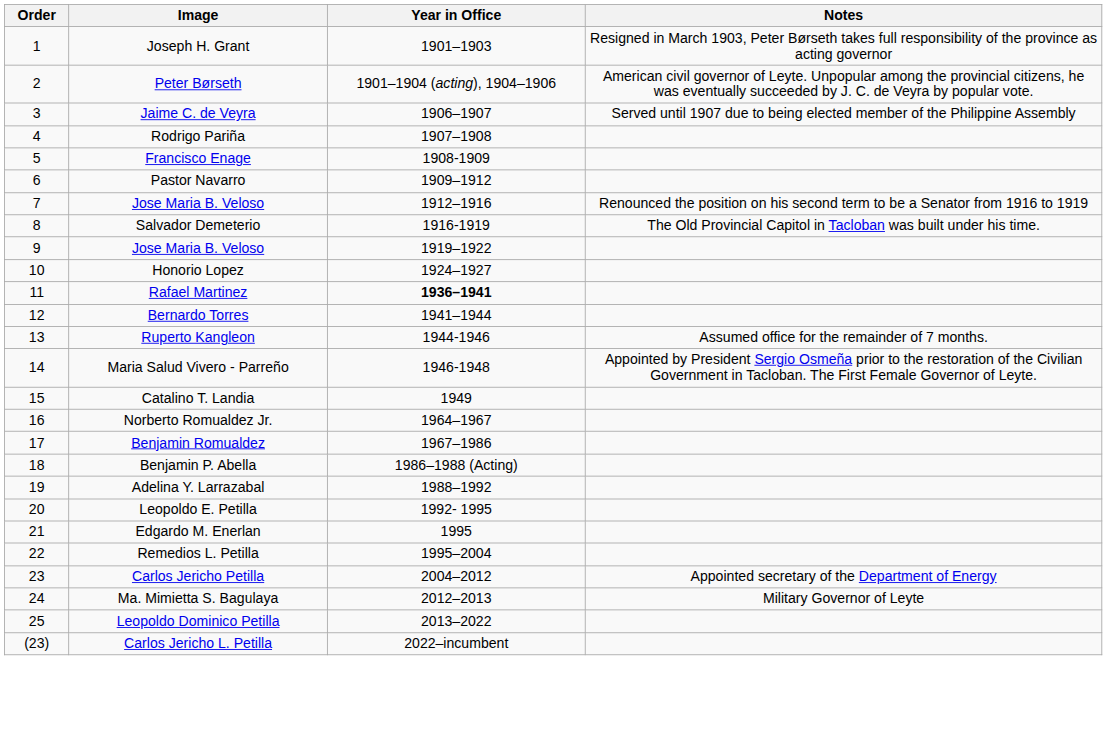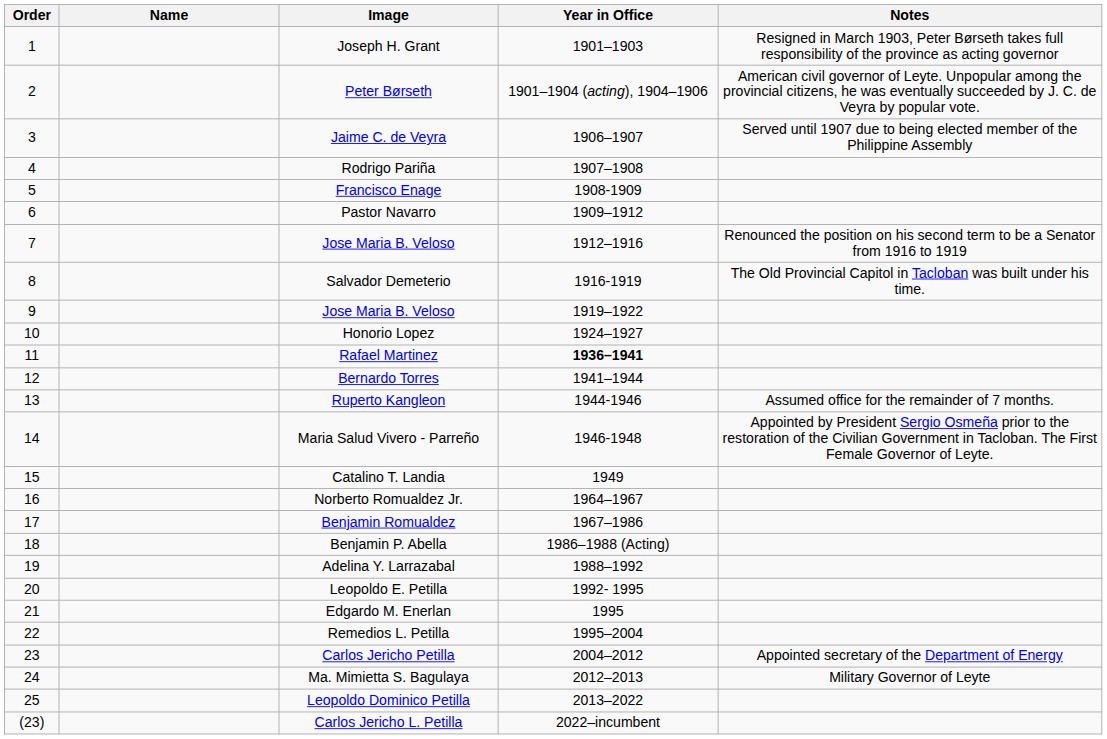+ column: (169, 15)
